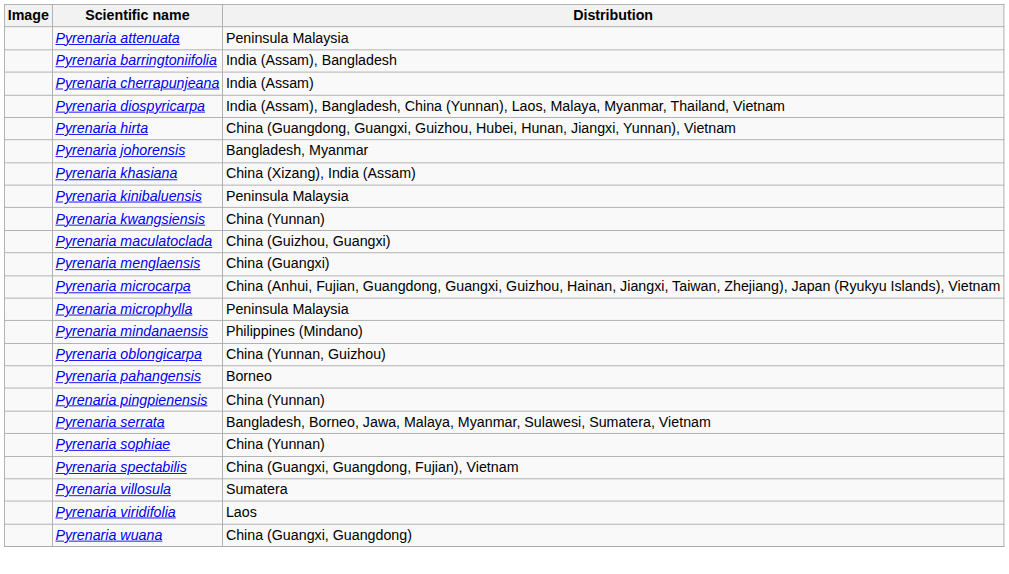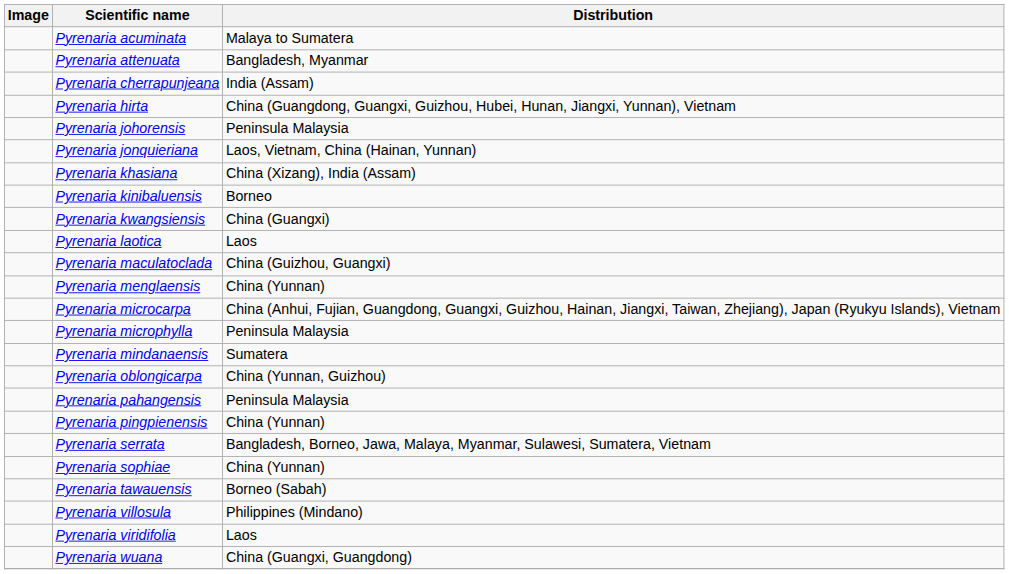+ row: (121, 38)
(287, 38) Peninsula Malaysia -> (297, 60) Bangladesh, Myanmar
- row: (136, 60)
- row: (130, 106)
(297, 151) Bangladesh, Myanmar -> (287, 128) Peninsula Malaysia
+ row: (127, 151)
(287, 196) Peninsula Malaysia -> (249, 196) Borneo
(275, 219) China (Yunnan) -> (278, 219) China (Guangxi)
+ row: (108, 241)
(278, 264) China (Guangxi) -> (275, 286) China (Yunnan)
(294, 331) Philippines (Mindano) -> (257, 354) Sumatera
(249, 377) Borneo -> (287, 399) Peninsula Malaysia
- row: (121, 467)
+ row: (124, 490)
(257, 490) Sumatera -> (294, 512) Philippines (Mindano)
